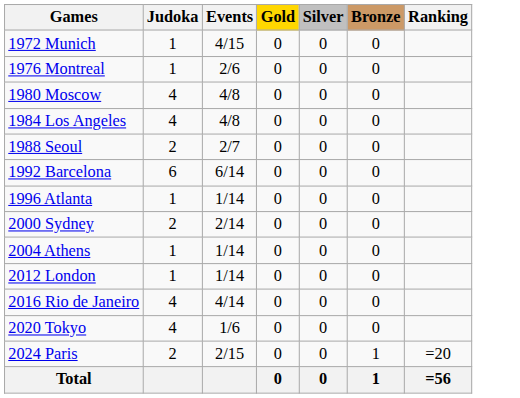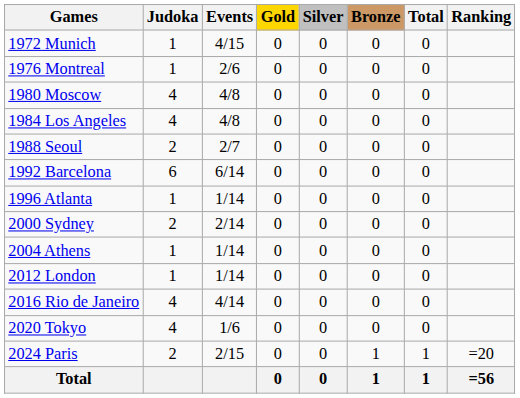+ column: (426, 17)
